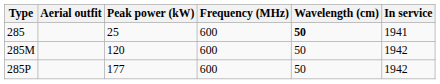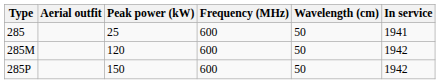(300, 32) bold -> (300, 32) normal
(116, 69) 177 -> (116, 69) 150
